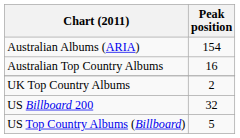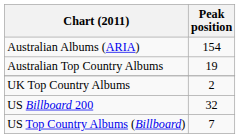(212, 66) 16 -> (212, 66) 19
(212, 124) 5 -> (212, 124) 7
